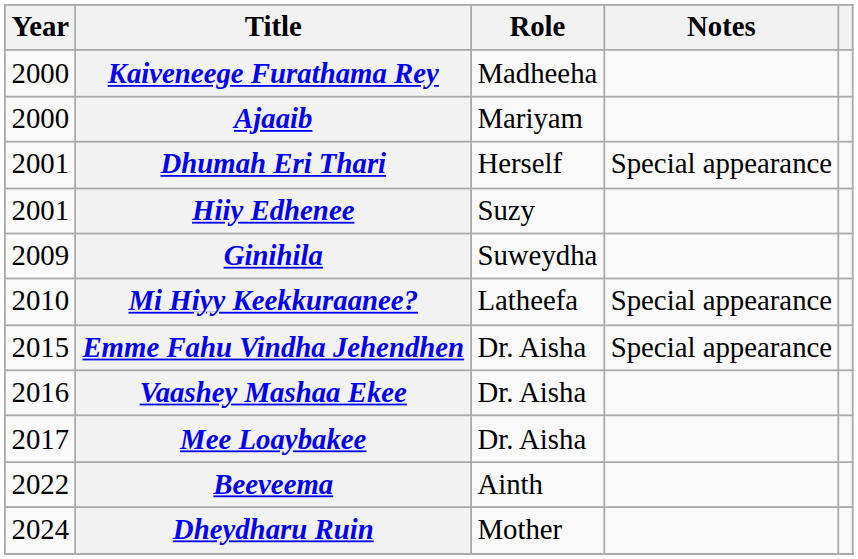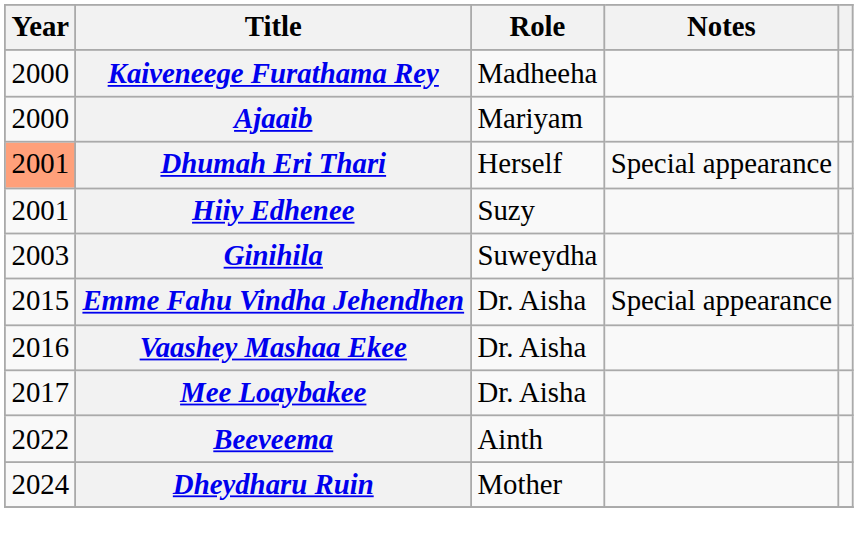(40, 164) no background -> (40, 164) lightsalmon background
(40, 255) 2009 -> (40, 255) 2003
- row: (273, 301)
